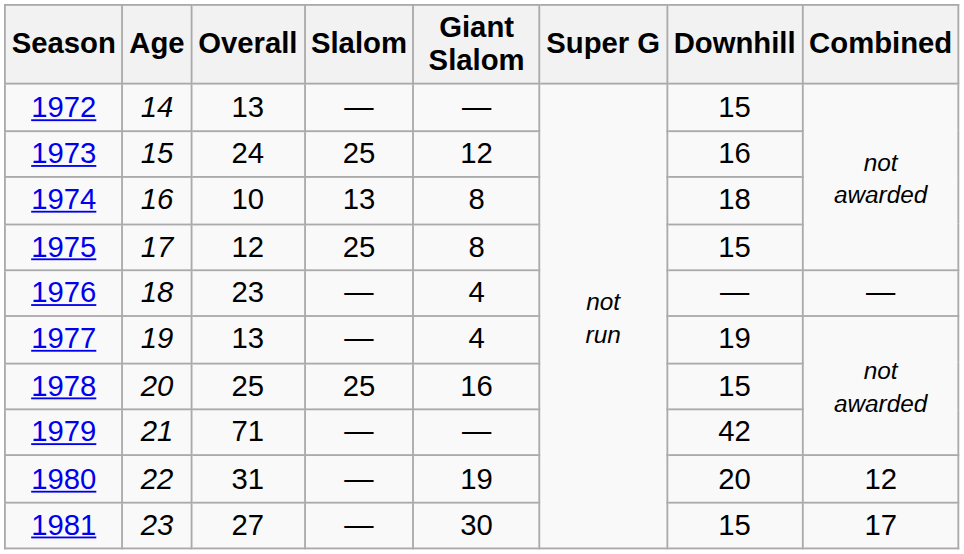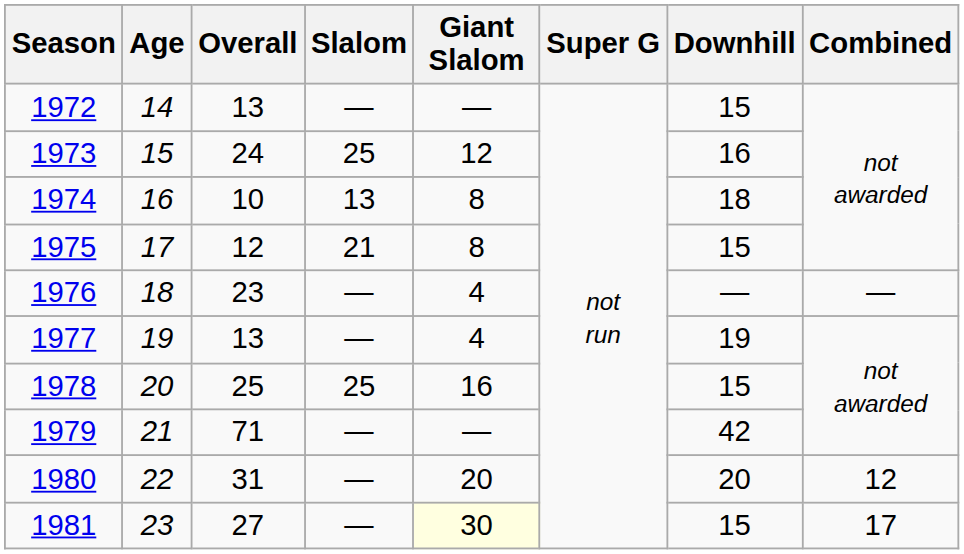(359, 246) 25 -> (359, 246) 21
(477, 478) 19 -> (477, 478) 20
(477, 525) no background -> (477, 525) lightyellow background
